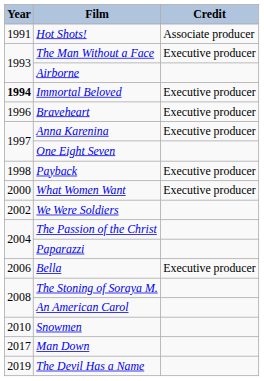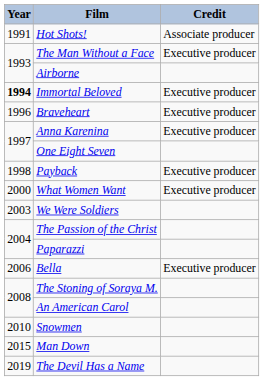(19, 209) 2002 -> (19, 209) 2003
(19, 346) 2017 -> (19, 346) 2015
